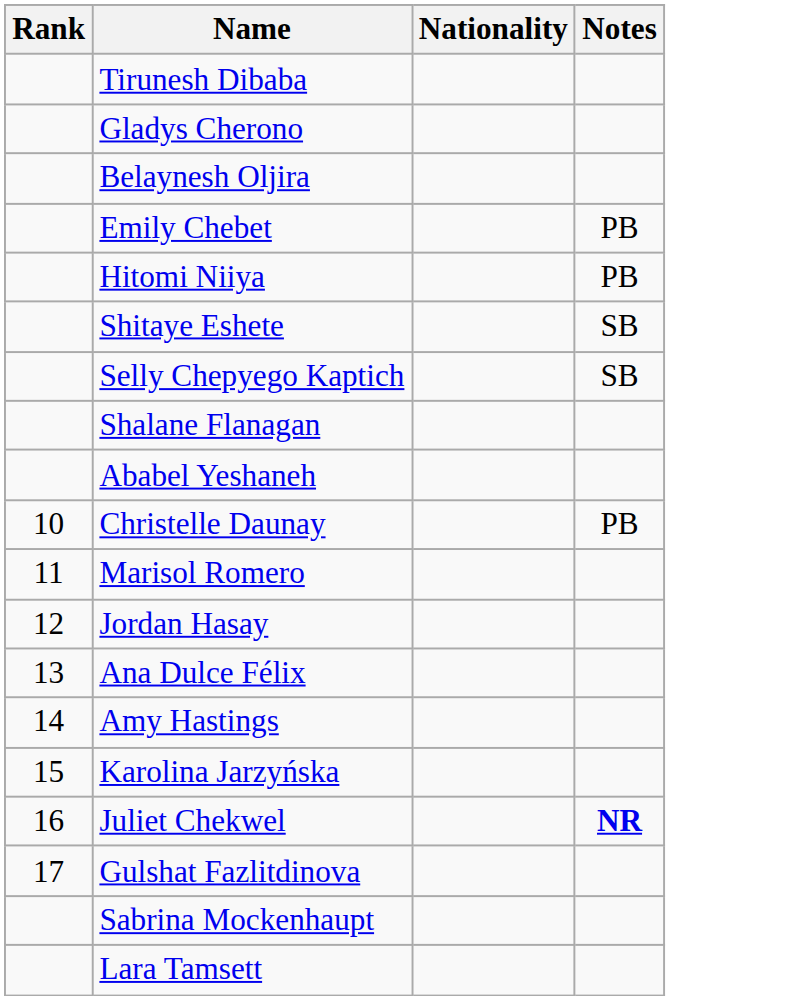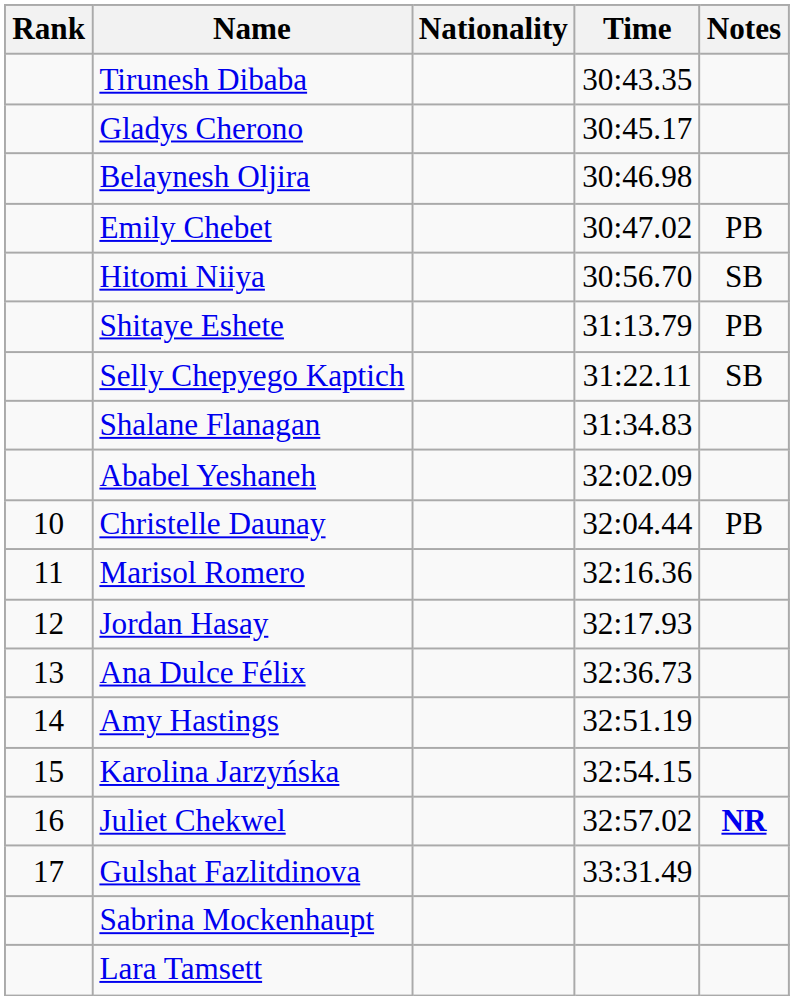+ column: (637, 29)
(620, 276) PB -> (744, 276) SB
(620, 326) SB -> (744, 326) PB
